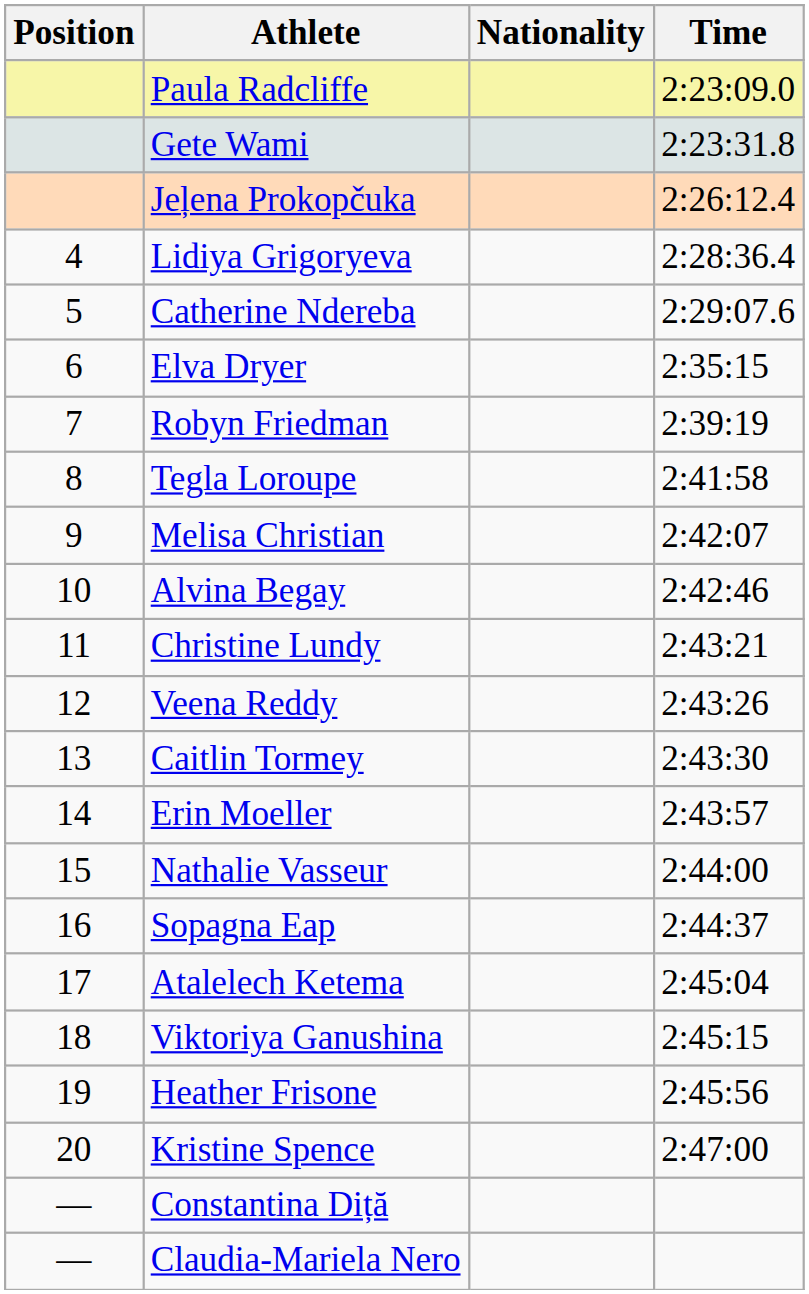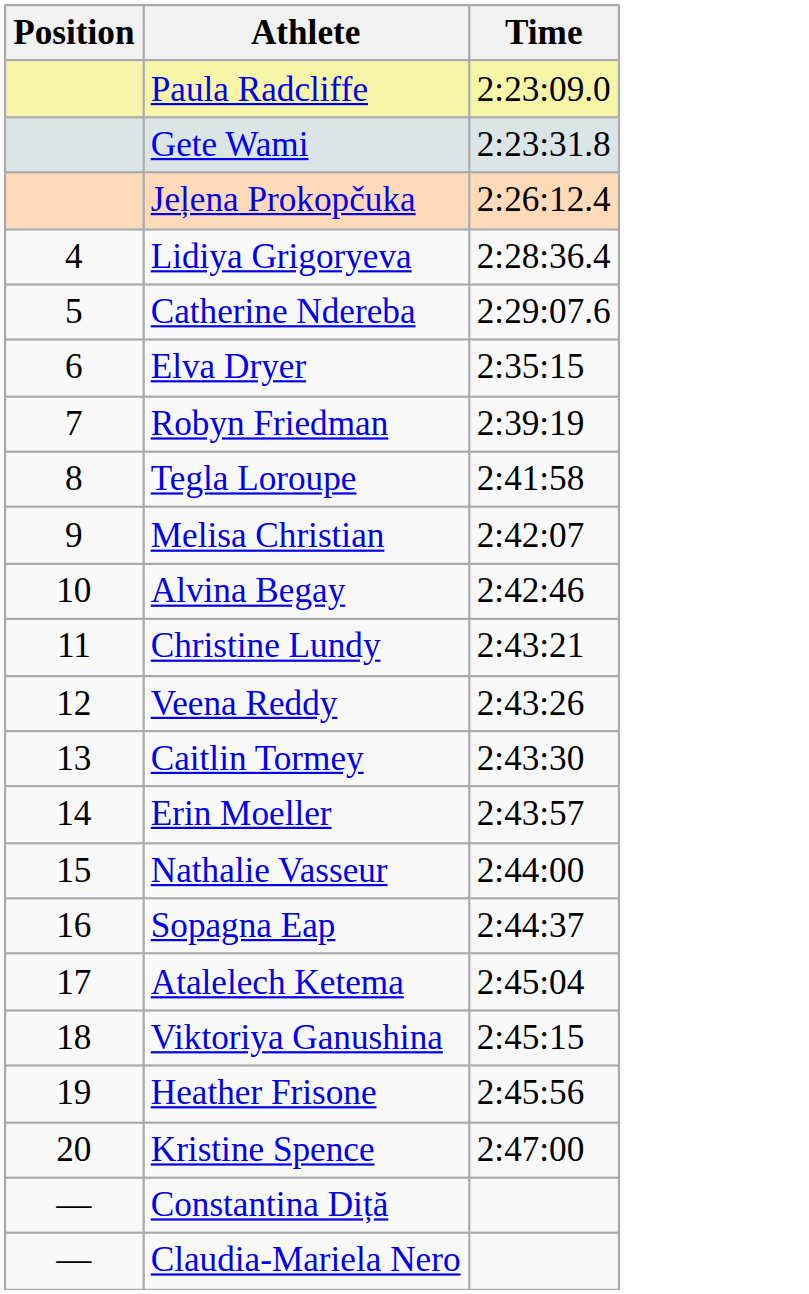- column: (561, 32)
